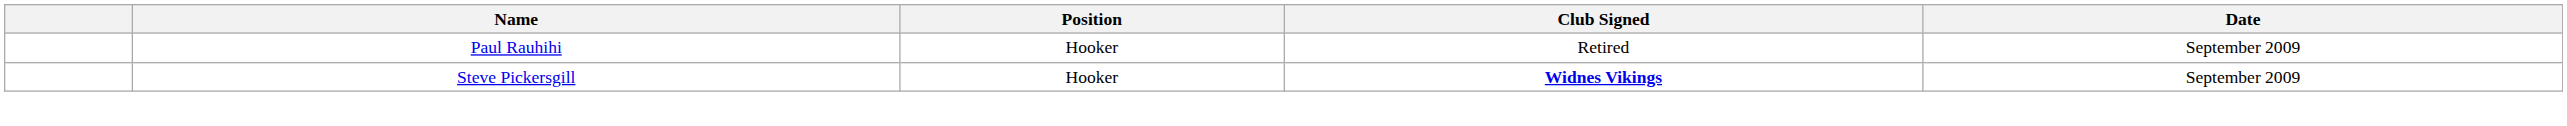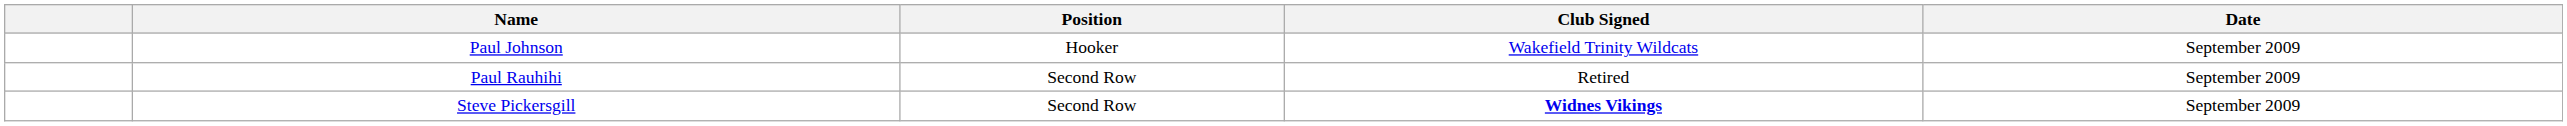+ row: (516, 47)
(1092, 47) Hooker -> (1092, 76) Second Row
(1092, 76) Hooker -> (1092, 105) Second Row
